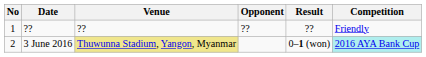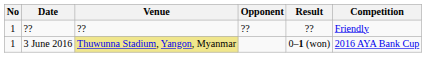(13, 44) 2 -> (13, 44) 1
(377, 44) paleturquoise background -> (377, 44) no background
